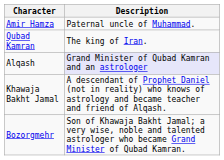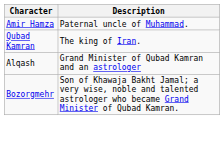(138, 63) lavender background -> (131, 63) no background
- row: (32, 94)
